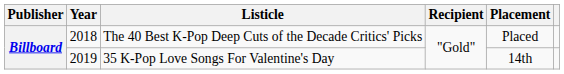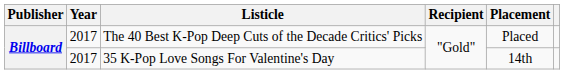(83, 36) 2018 -> (83, 36) 2017
(83, 58) 2019 -> (83, 58) 2017
